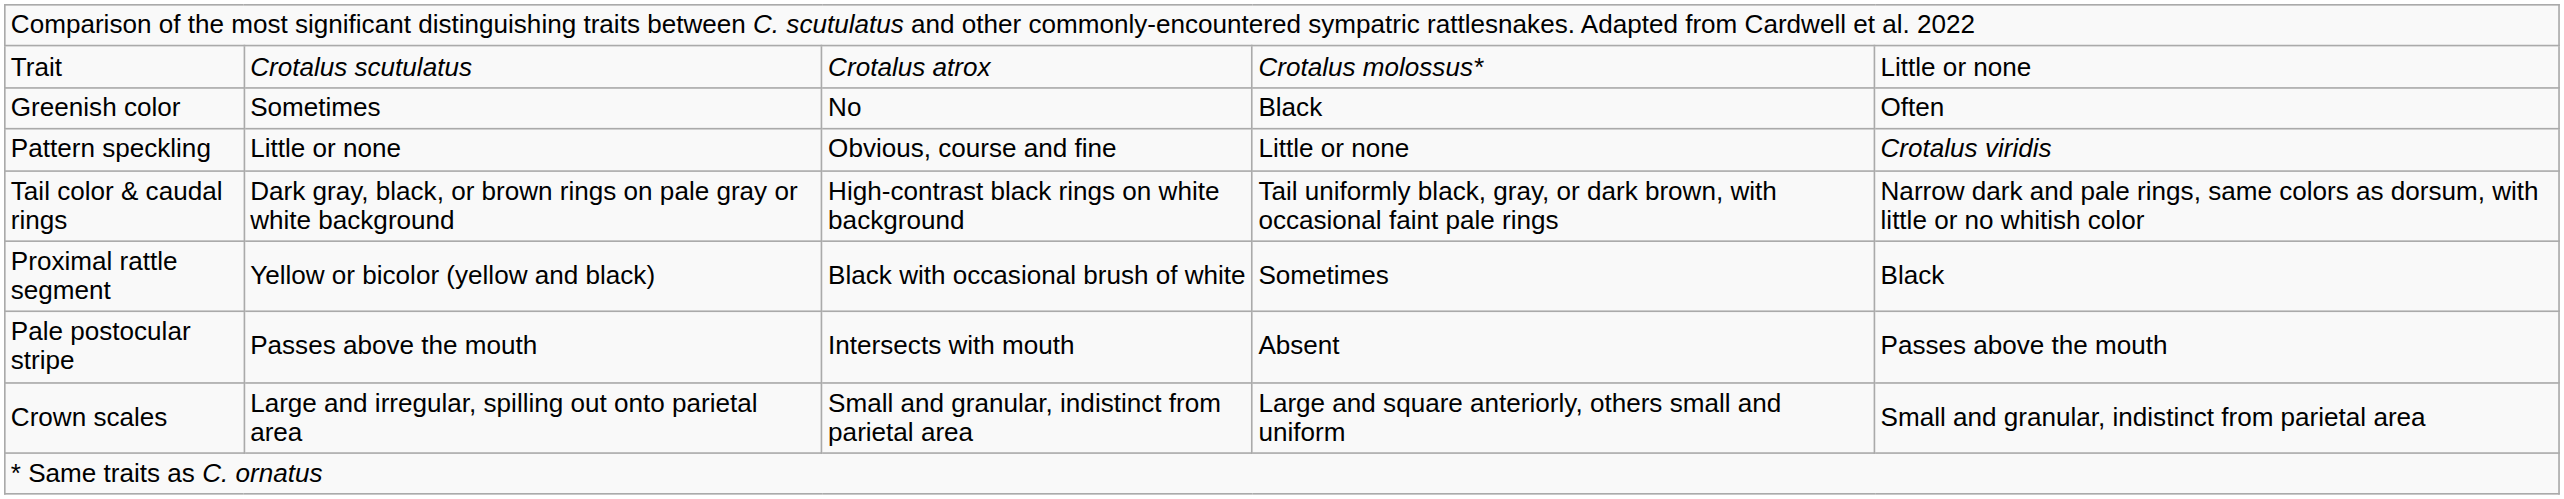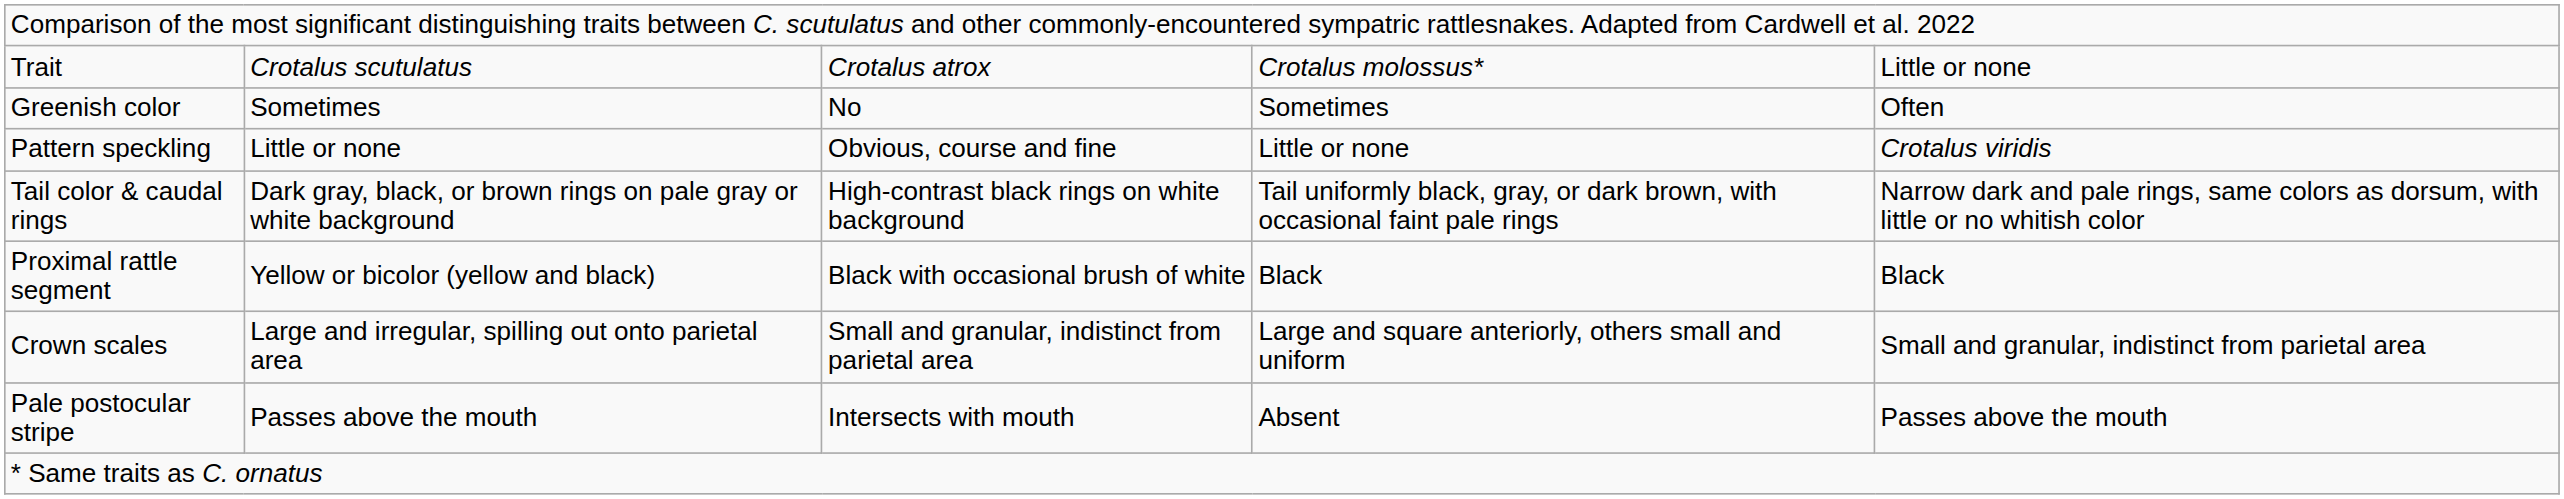(1290, 107) Black -> (1324, 107) Sometimes
(1324, 275) Sometimes -> (1290, 275) Black
rows swapped: (101, 346) <-> (89, 417)
